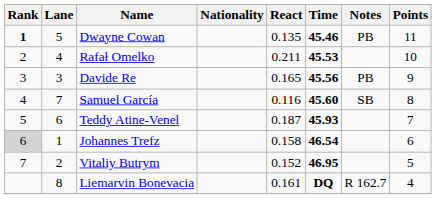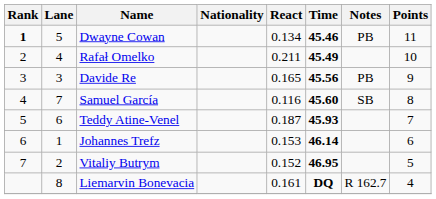(286, 36) 0.135 -> (286, 36) 0.134
(323, 57) 45.53 -> (323, 57) 45.49
(23, 141) lightgrey background -> (23, 141) no background
(286, 141) 0.158 -> (286, 141) 0.153
(323, 141) 46.54 -> (323, 141) 46.14
